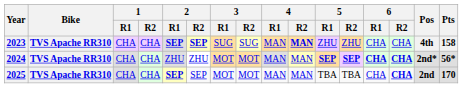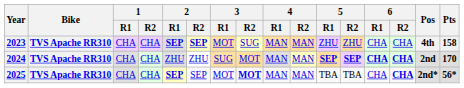(223, 44) SUG -> (223, 44) MOT
(302, 44) bold -> (303, 44) normal
(223, 59) MOT -> (223, 59) SUG
(427, 59) 2nd* -> (428, 59) 2nd
(448, 59) 56* -> (449, 59) 170
(249, 75) normal -> (250, 75) bold
(427, 75) 2nd -> (428, 75) 2nd*
(448, 75) 170 -> (449, 75) 56*
